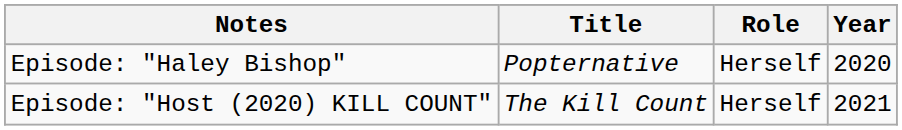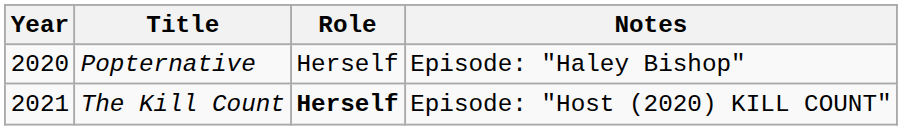columns swapped: (862, 25) <-> (251, 25)
(771, 104) normal -> (348, 104) bold
